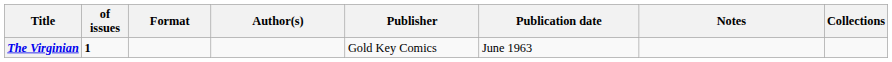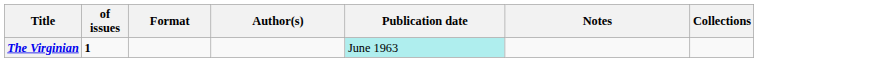- column: (412, 21)
(507, 47) no background -> (373, 47) paleturquoise background
